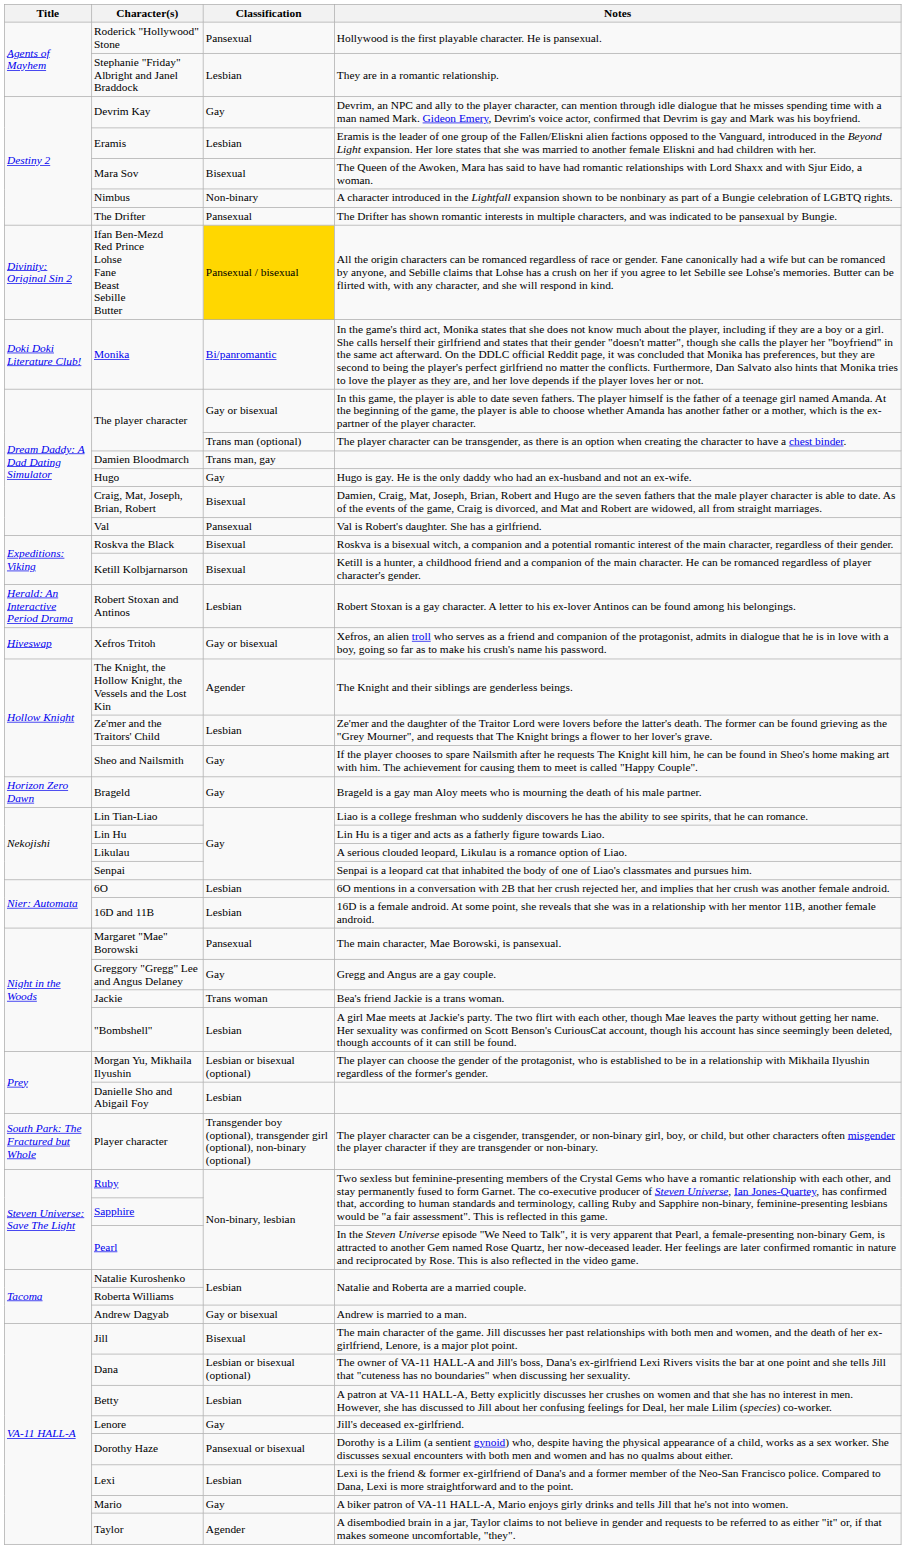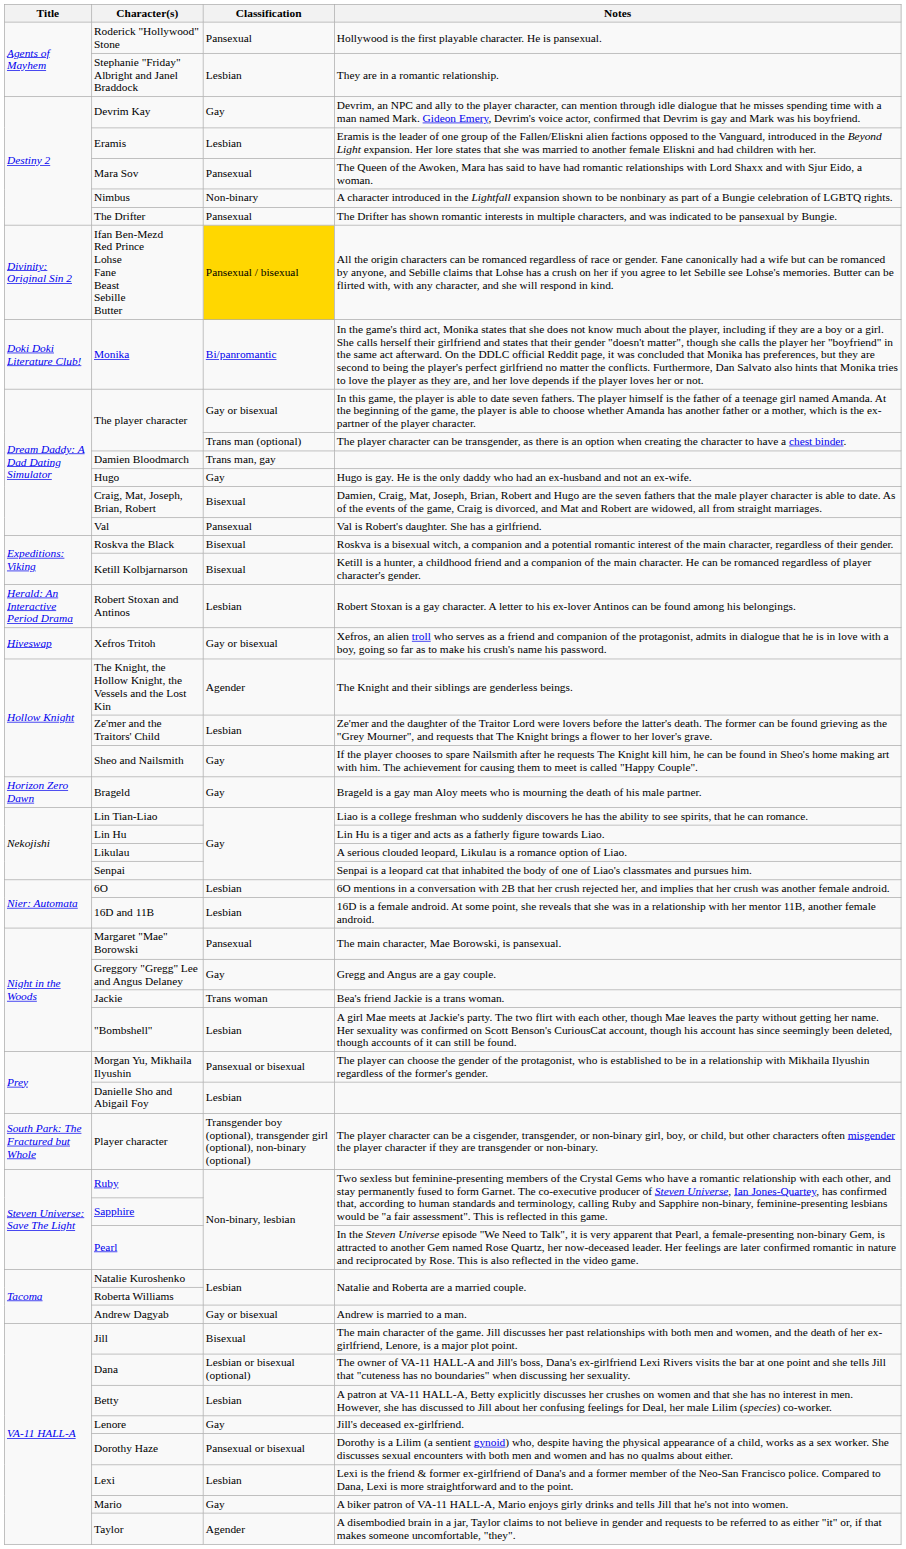(226, 173) Bisexual -> (229, 173) Pansexual
(250, 1066) Lesbian or bisexual (optional) -> (255, 1066) Pansexual or bisexual
